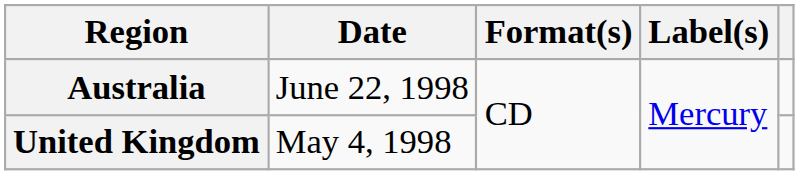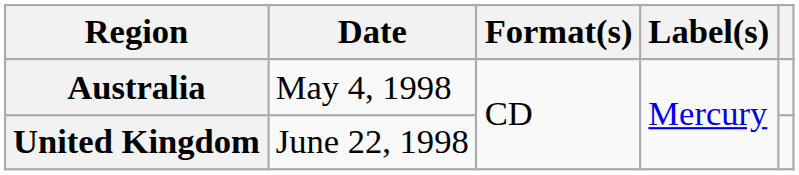(372, 86) June 22, 1998 -> (364, 86) May 4, 1998
(364, 141) May 4, 1998 -> (372, 141) June 22, 1998
